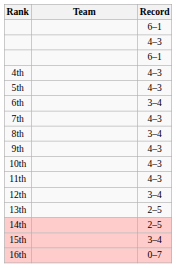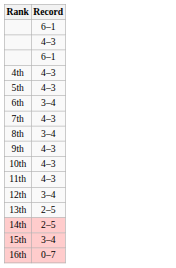- column: (84, 12)
